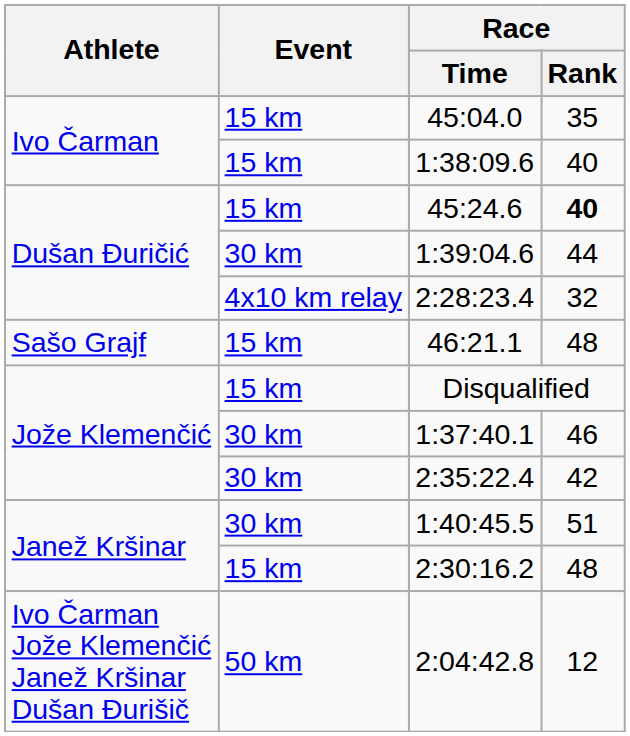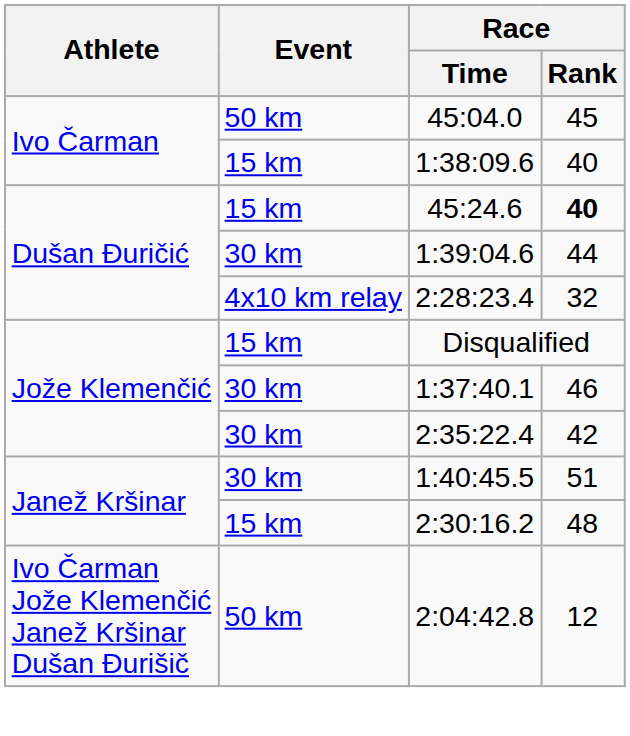(263, 118) 15 km -> (263, 118) 50 km
(582, 118) 35 -> (582, 118) 45
- row: (475, 343)
